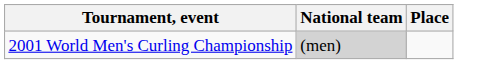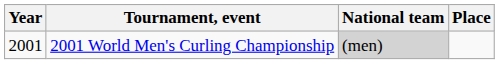+ column: (25, 17)
